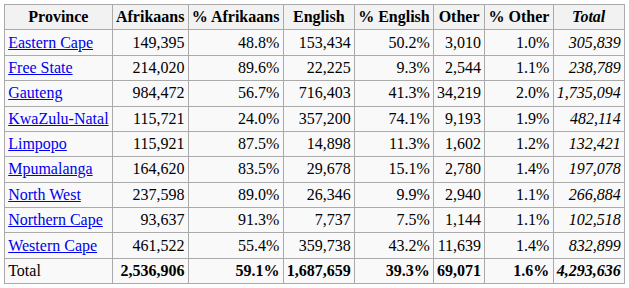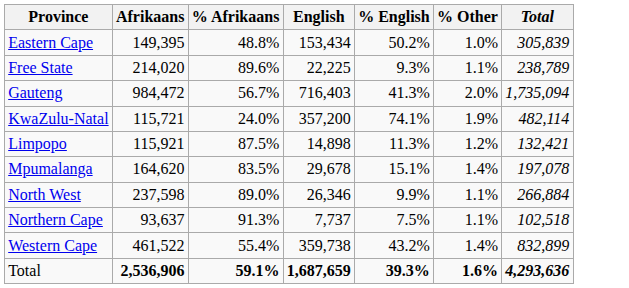- column: (459, 17)
